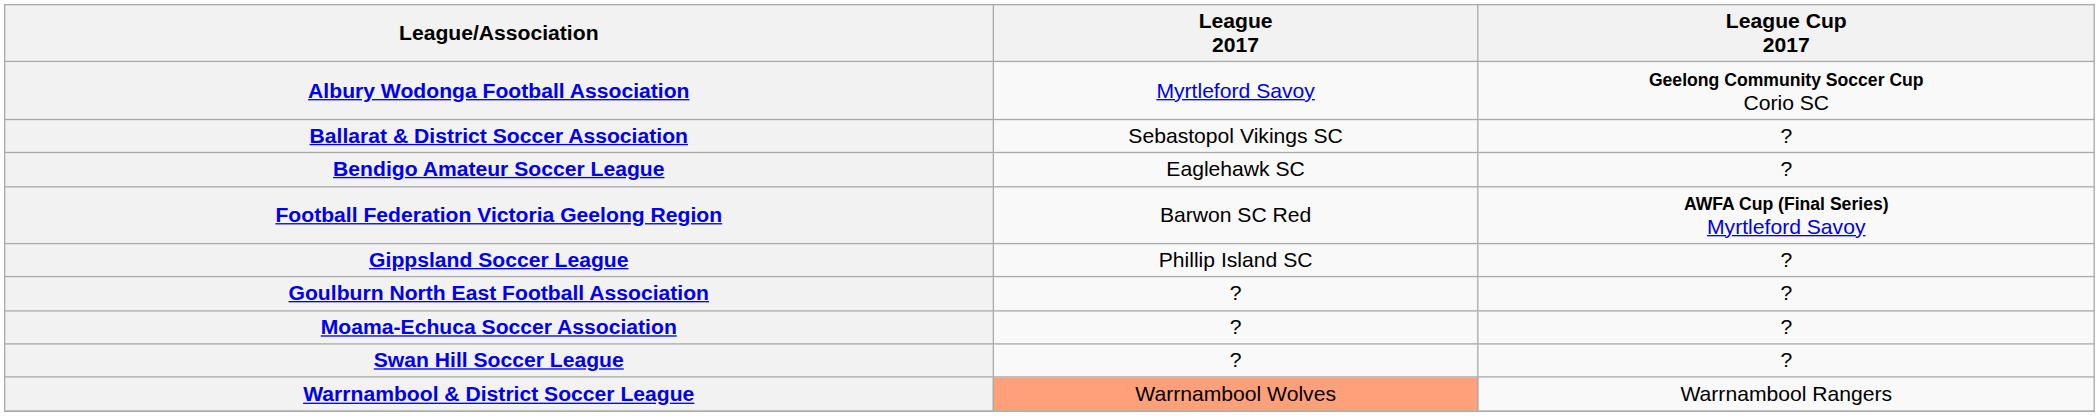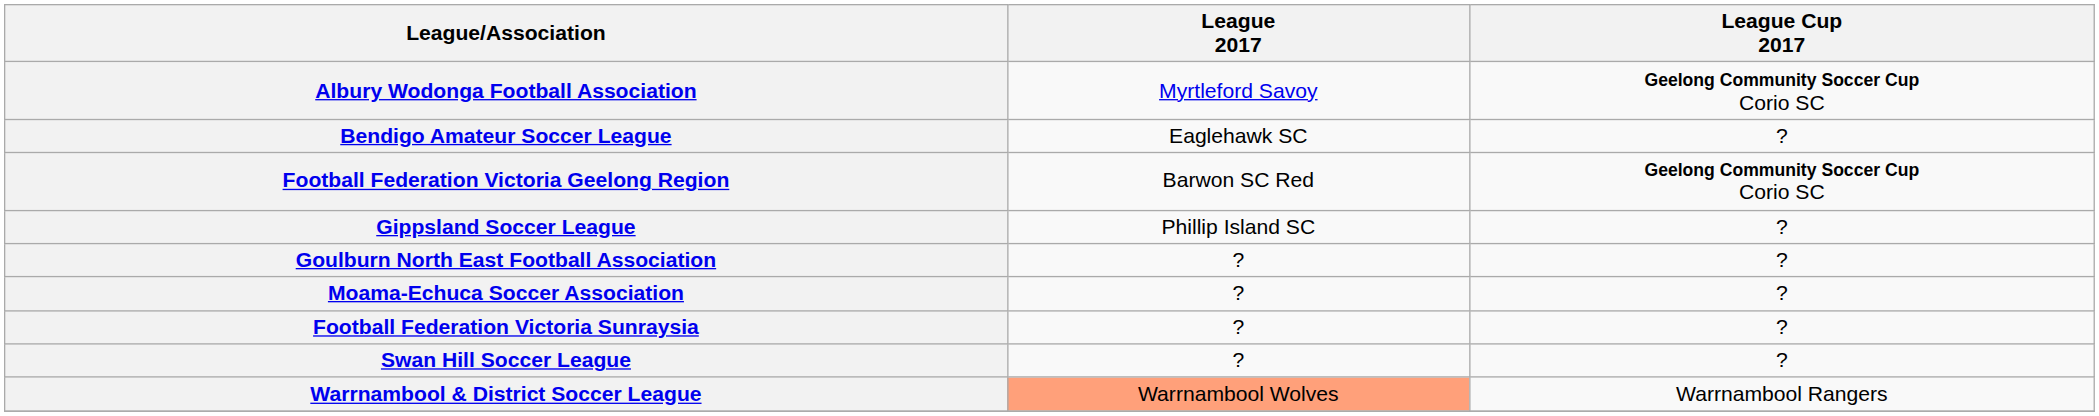- row: (499, 135)
(1786, 215) AWFA Cup (Final Series) Myrtleford Savoy -> (1782, 182) Geelong Community Soccer Cup Corio SC
+ row: (506, 326)
